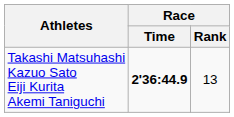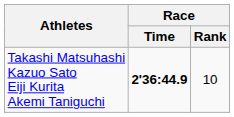(210, 80) 13 -> (210, 80) 10
